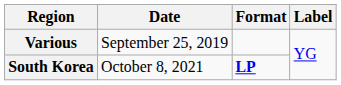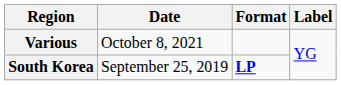(165, 42) September 25, 2019 -> (152, 42) October 8, 2021
(152, 67) October 8, 2021 -> (165, 67) September 25, 2019
